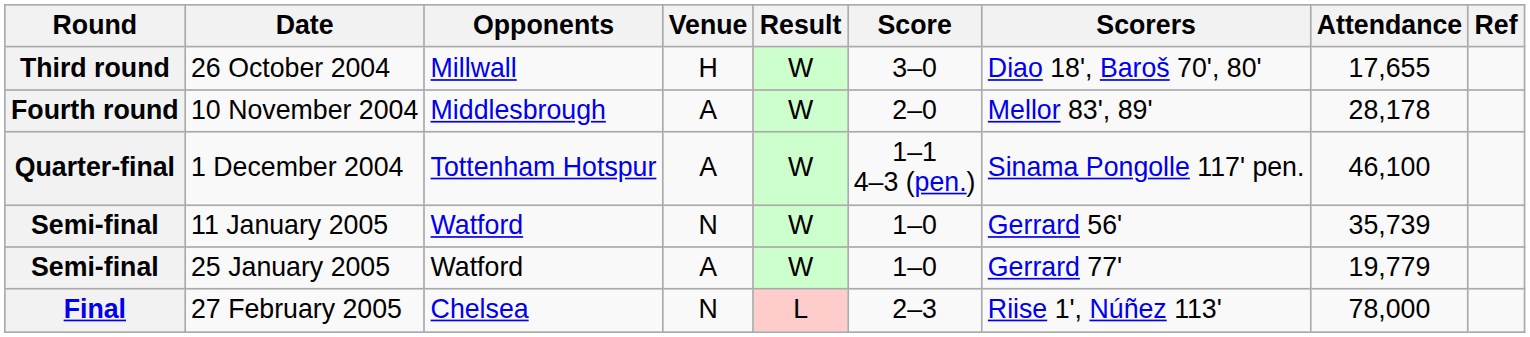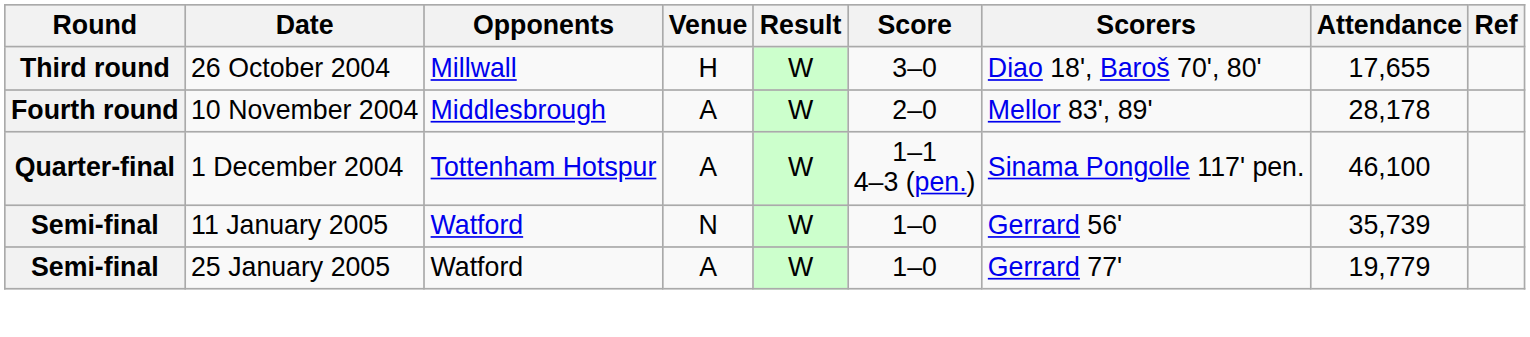- row: (296, 310)
